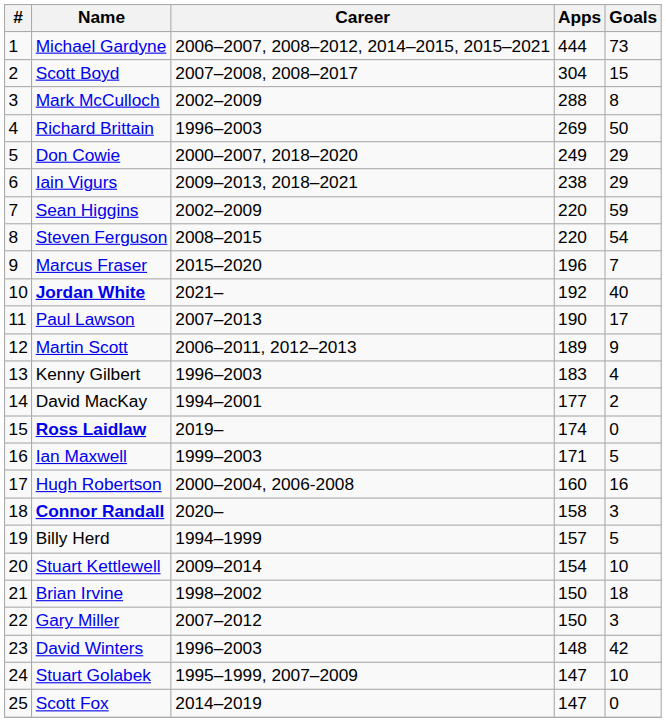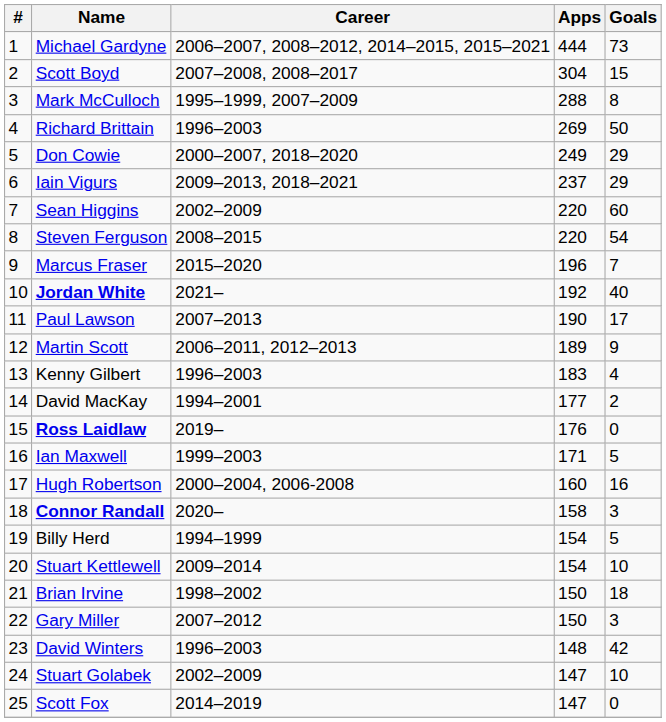(219, 100) 2002–2009 -> (267, 100) 1995–1999, 2007–2009
(572, 182) 238 -> (572, 182) 237
(619, 210) 59 -> (619, 210) 60
(572, 429) 174 -> (572, 429) 176
(572, 538) 157 -> (572, 538) 154
(267, 675) 1995–1999, 2007–2009 -> (219, 675) 2002–2009
